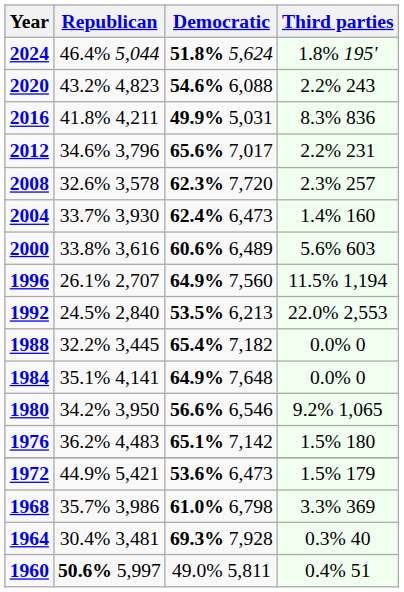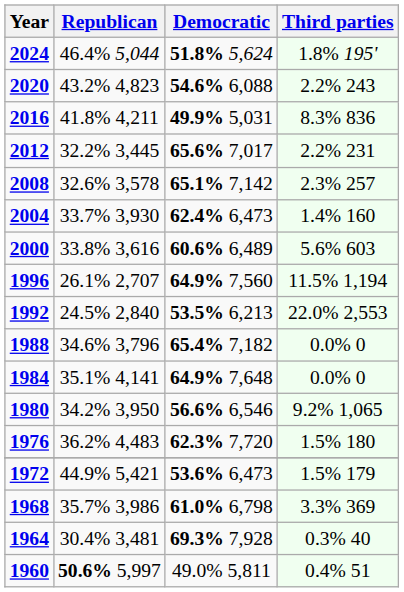(109, 150) 34.6% 3,796 -> (109, 150) 32.2% 3,445
(221, 182) 62.3% 7,720 -> (221, 182) 65.1% 7,142
(109, 344) 32.2% 3,445 -> (109, 344) 34.6% 3,796
(221, 441) 65.1% 7,142 -> (221, 441) 62.3% 7,720
